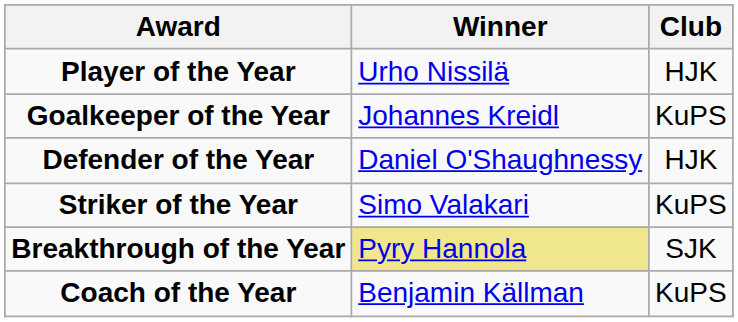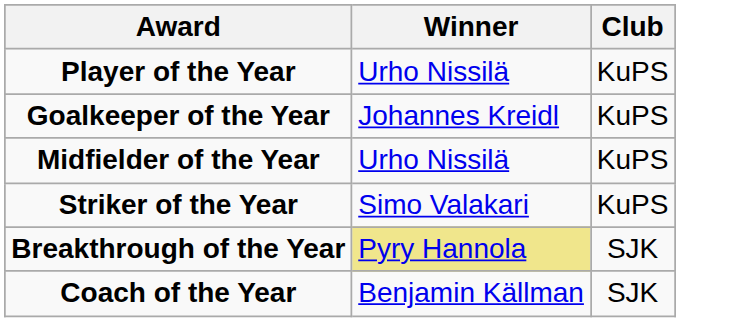(691, 71) HJK -> (633, 71) KuPS
- row: (178, 159)
+ row: (178, 159)
(691, 293) KuPS -> (633, 293) SJK
